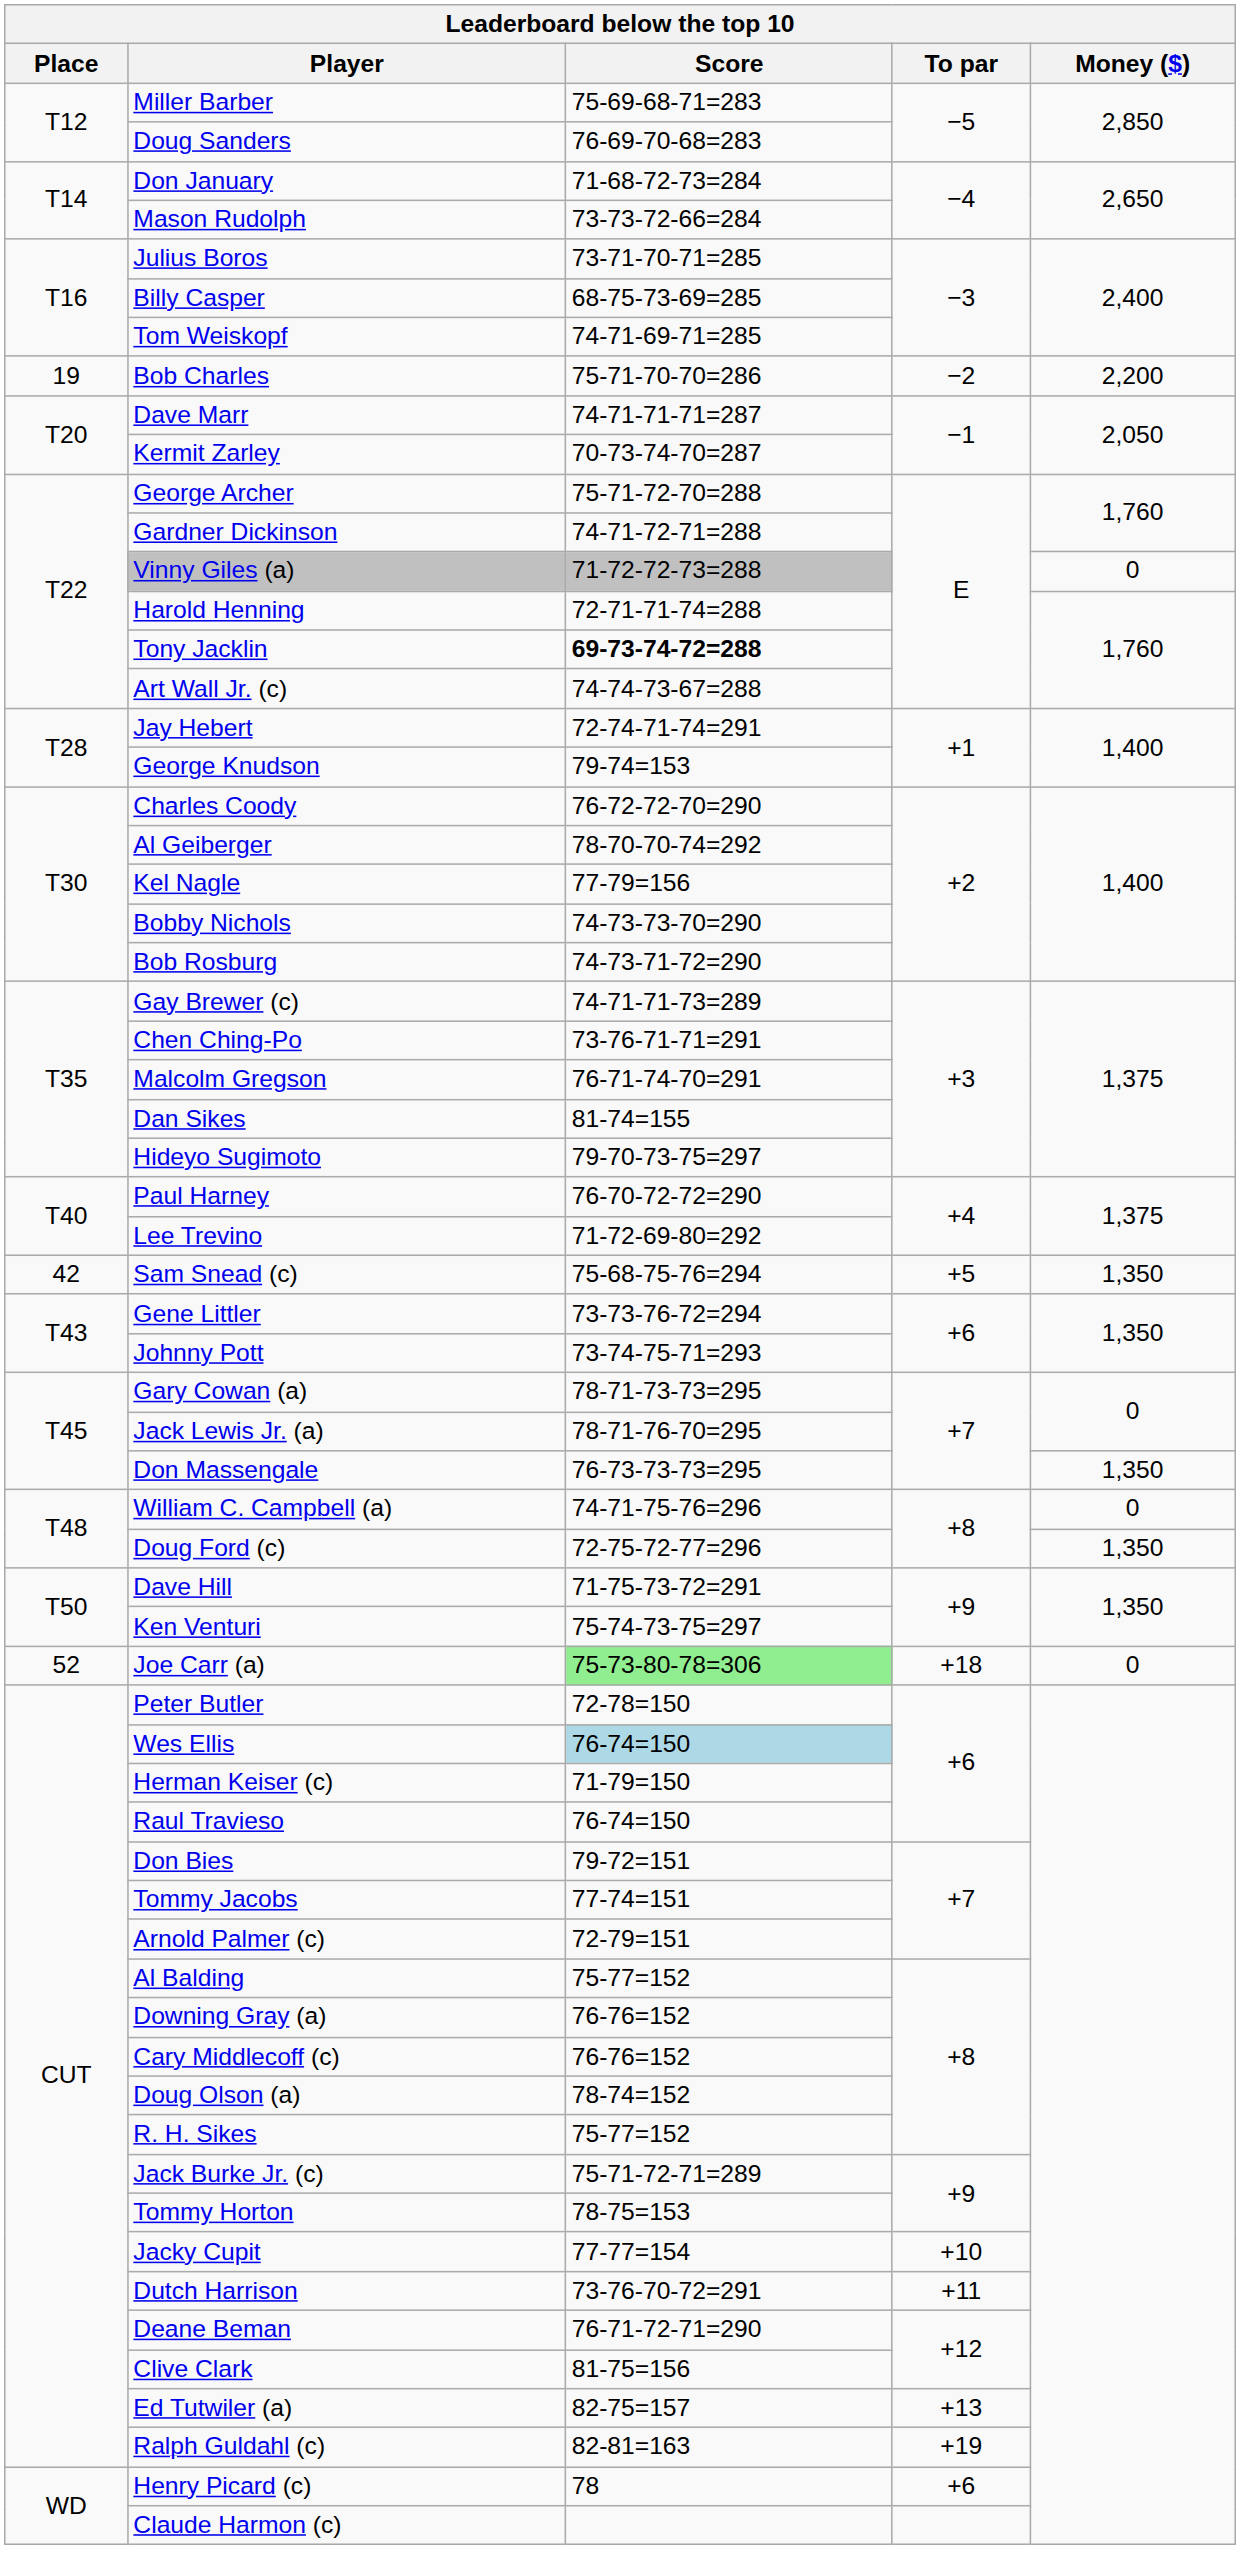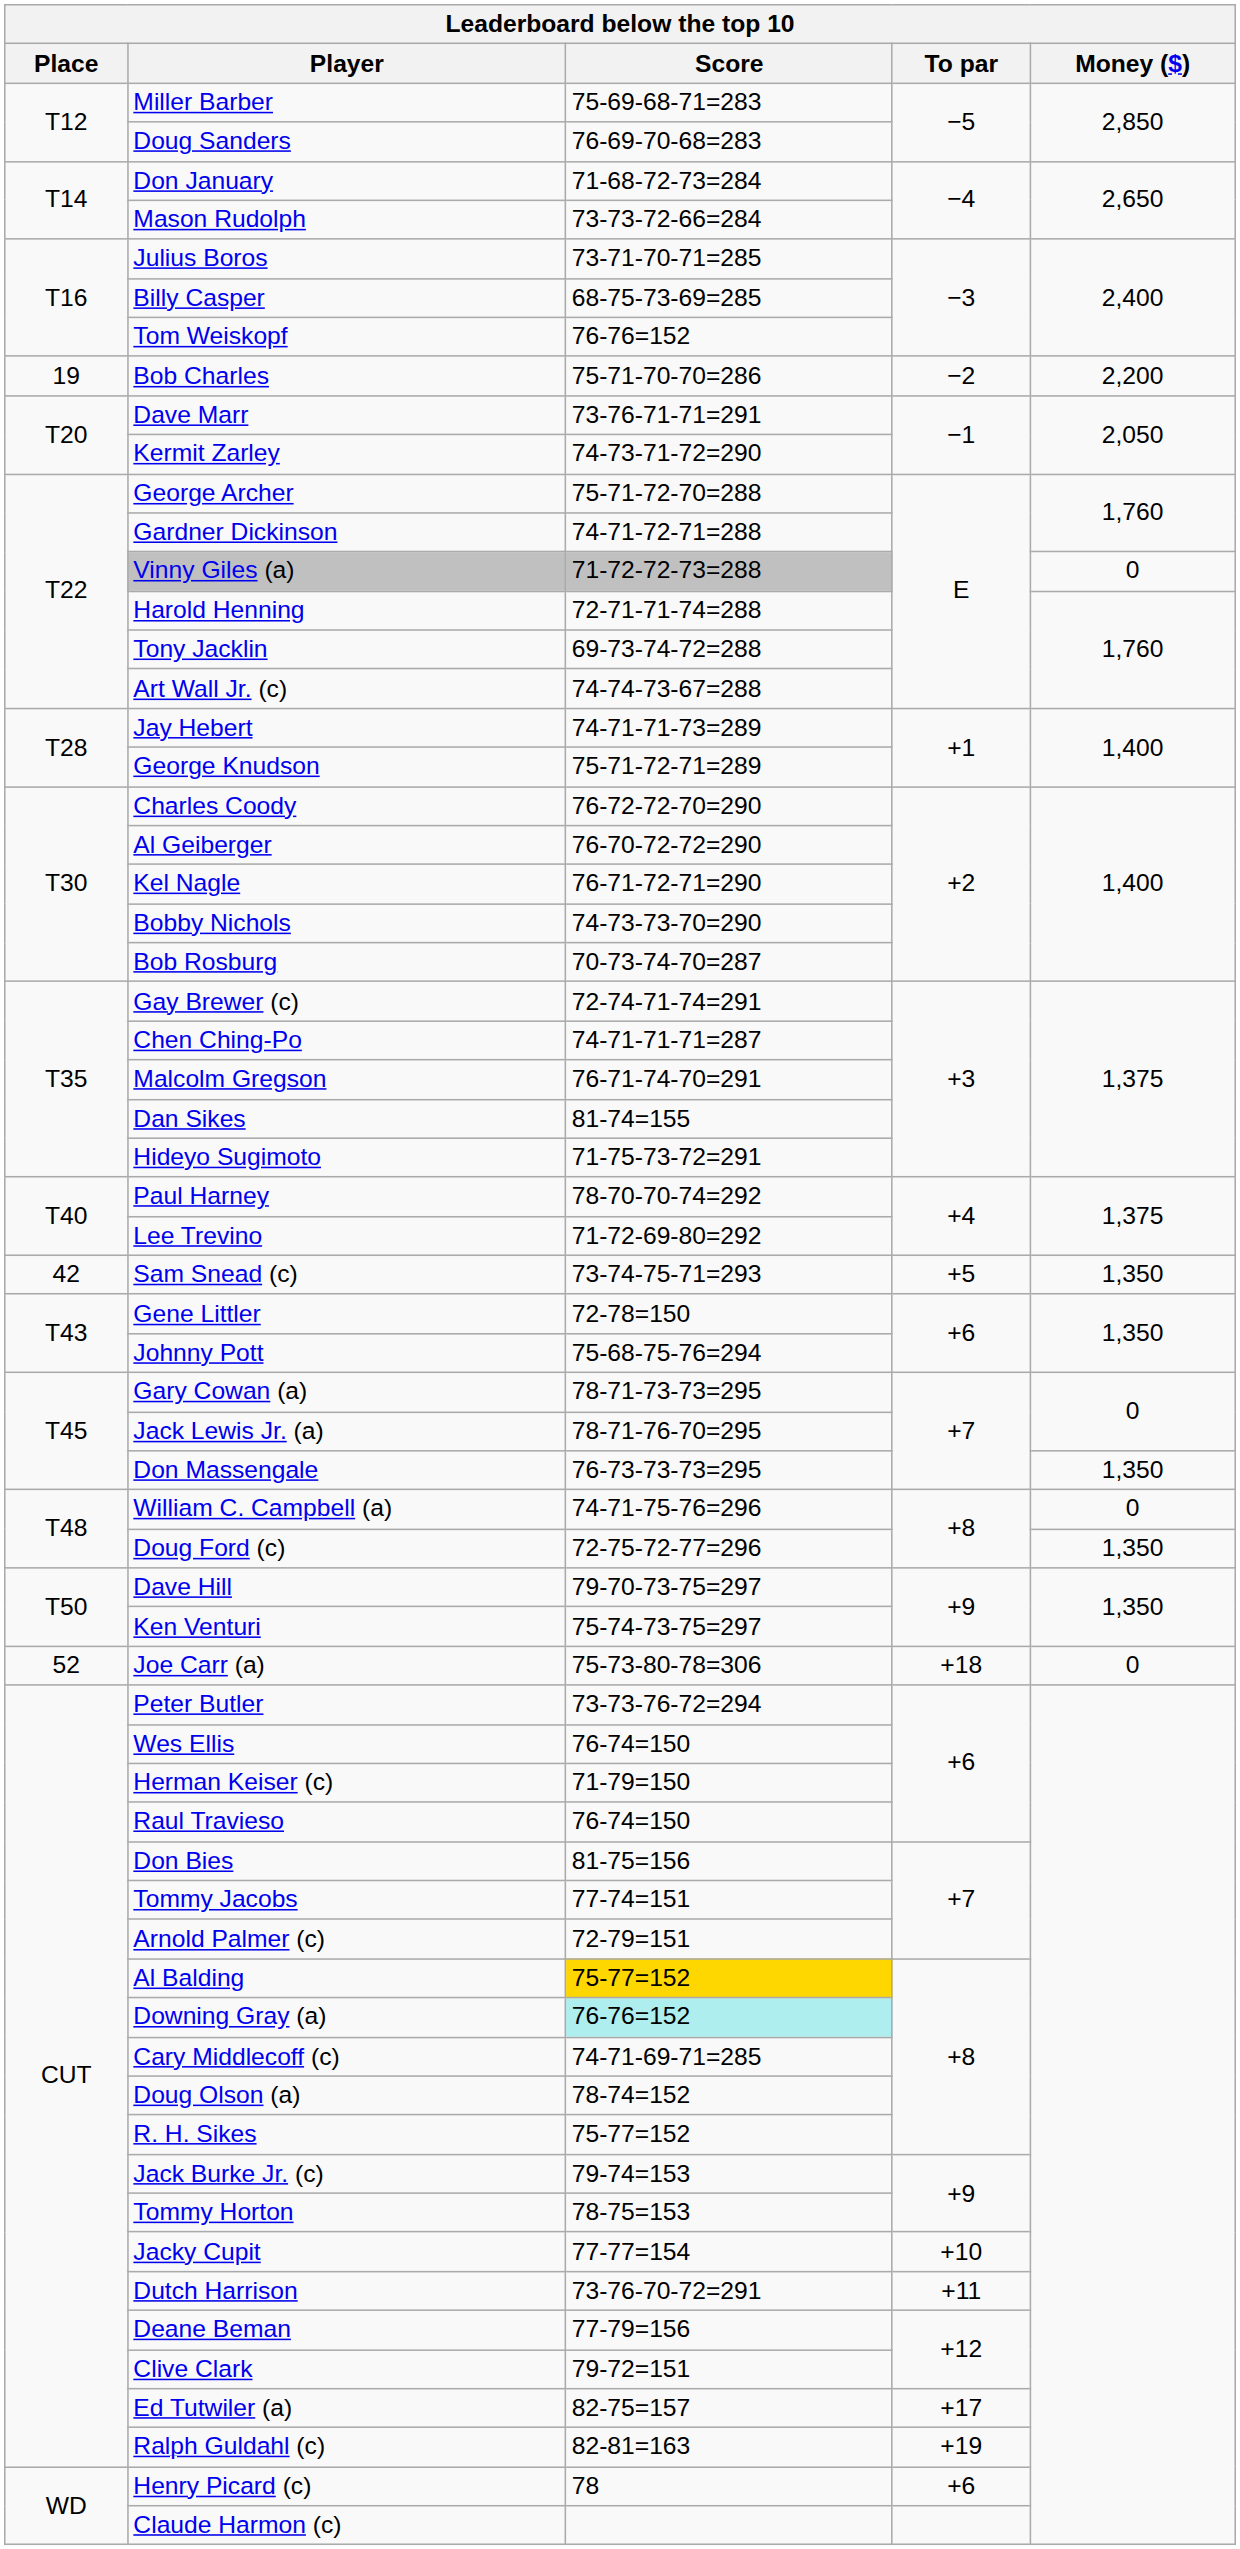(667, 336) 74-71-69-71=285 -> (631, 336) 76-76=152
(667, 414) 74-71-71-71=287 -> (667, 414) 73-76-71-71=291
(667, 453) 70-73-74-70=287 -> (667, 453) 74-73-71-72=290
(667, 649) bold -> (667, 649) normal
(667, 727) 72-74-71-74=291 -> (667, 727) 74-71-71-73=289
(631, 766) 79-74=153 -> (667, 766) 75-71-72-71=289
(667, 844) 78-70-70-74=292 -> (667, 844) 76-70-72-72=290
(631, 883) 77-79=156 -> (667, 883) 76-71-72-71=290
(667, 961) 74-73-71-72=290 -> (667, 961) 70-73-74-70=287
(667, 1000) 74-71-71-73=289 -> (667, 1000) 72-74-71-74=291
(667, 1040) 73-76-71-71=291 -> (667, 1040) 74-71-71-71=287
(667, 1157) 79-70-73-75=297 -> (667, 1157) 71-75-73-72=291
(667, 1196) 76-70-72-72=290 -> (667, 1196) 78-70-70-74=292
(667, 1274) 75-68-75-76=294 -> (667, 1274) 73-74-75-71=293
(667, 1313) 73-73-76-72=294 -> (631, 1313) 72-78=150
(667, 1352) 73-74-75-71=293 -> (667, 1352) 75-68-75-76=294
(667, 1587) 71-75-73-72=291 -> (667, 1587) 79-70-73-75=297
(667, 1665) lightgreen background -> (667, 1665) no background
(631, 1704) 72-78=150 -> (667, 1704) 73-73-76-72=294
(631, 1743) lightblue background -> (631, 1743) no background
(631, 1860) 79-72=151 -> (631, 1860) 81-75=156
(631, 1977) no background -> (631, 1977) gold background
(631, 2016) no background -> (631, 2016) paleturquoise background
(631, 2056) 76-76=152 -> (667, 2056) 74-71-69-71=285
(667, 2173) 75-71-72-71=289 -> (631, 2173) 79-74=153
(667, 2329) 76-71-72-71=290 -> (631, 2329) 77-79=156
(631, 2368) 81-75=156 -> (631, 2368) 79-72=151
(961, 2407) +13 -> (961, 2407) +17
